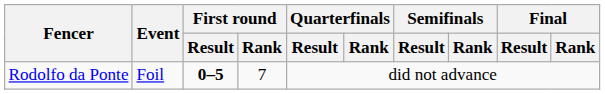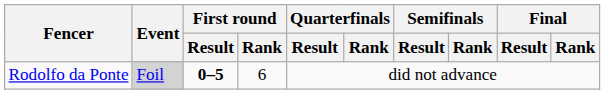(150, 75) no background -> (150, 75) lightgrey background
(262, 75) 7 -> (262, 75) 6
